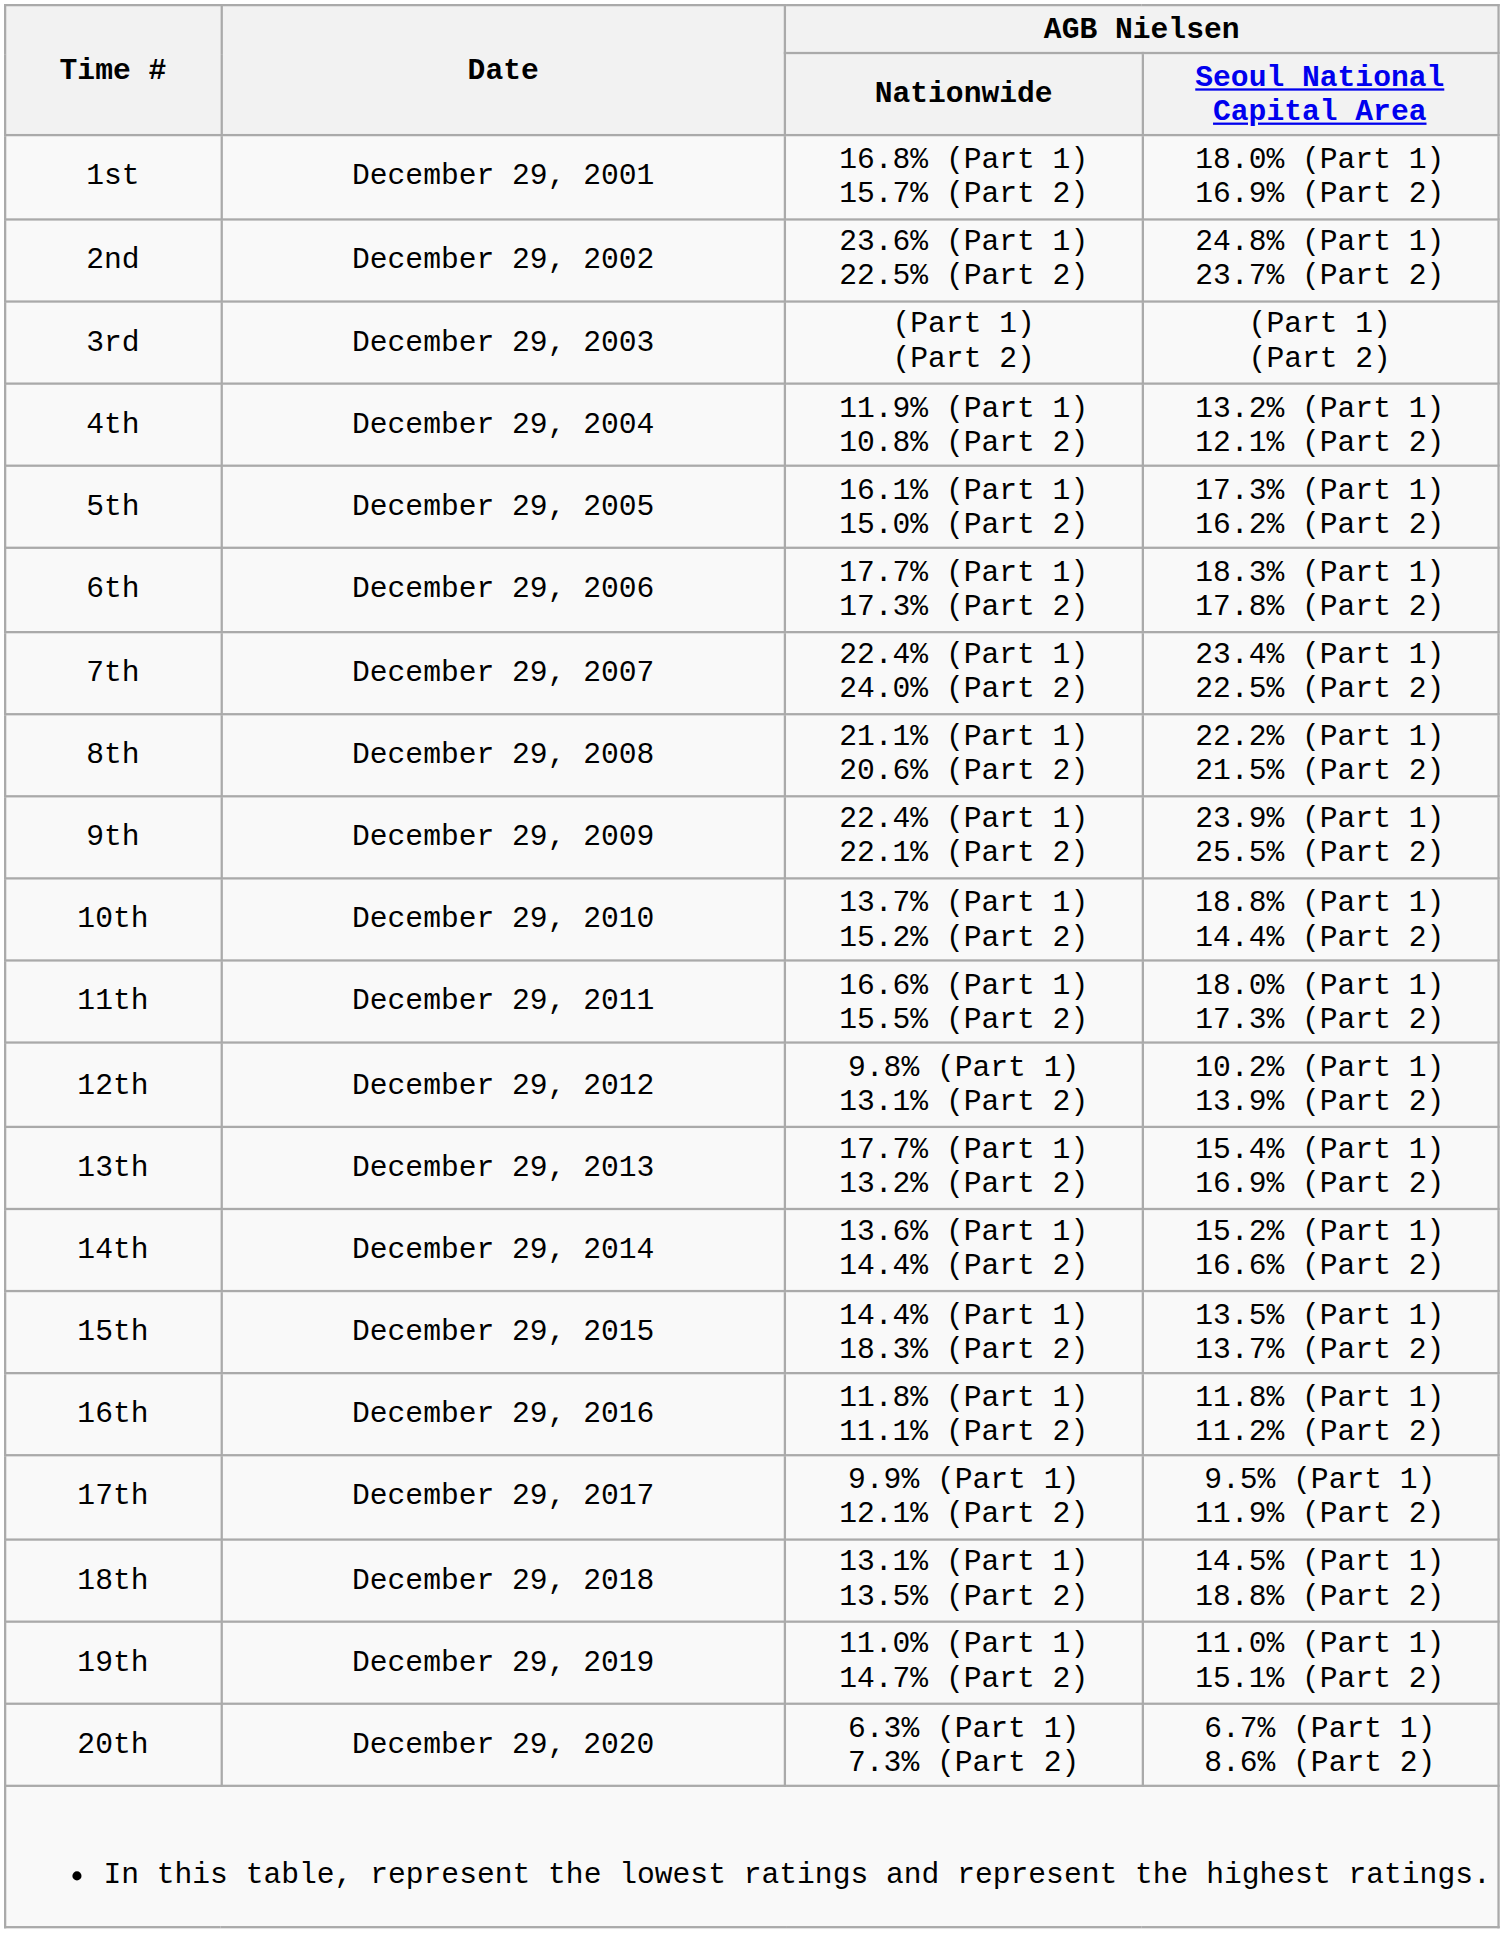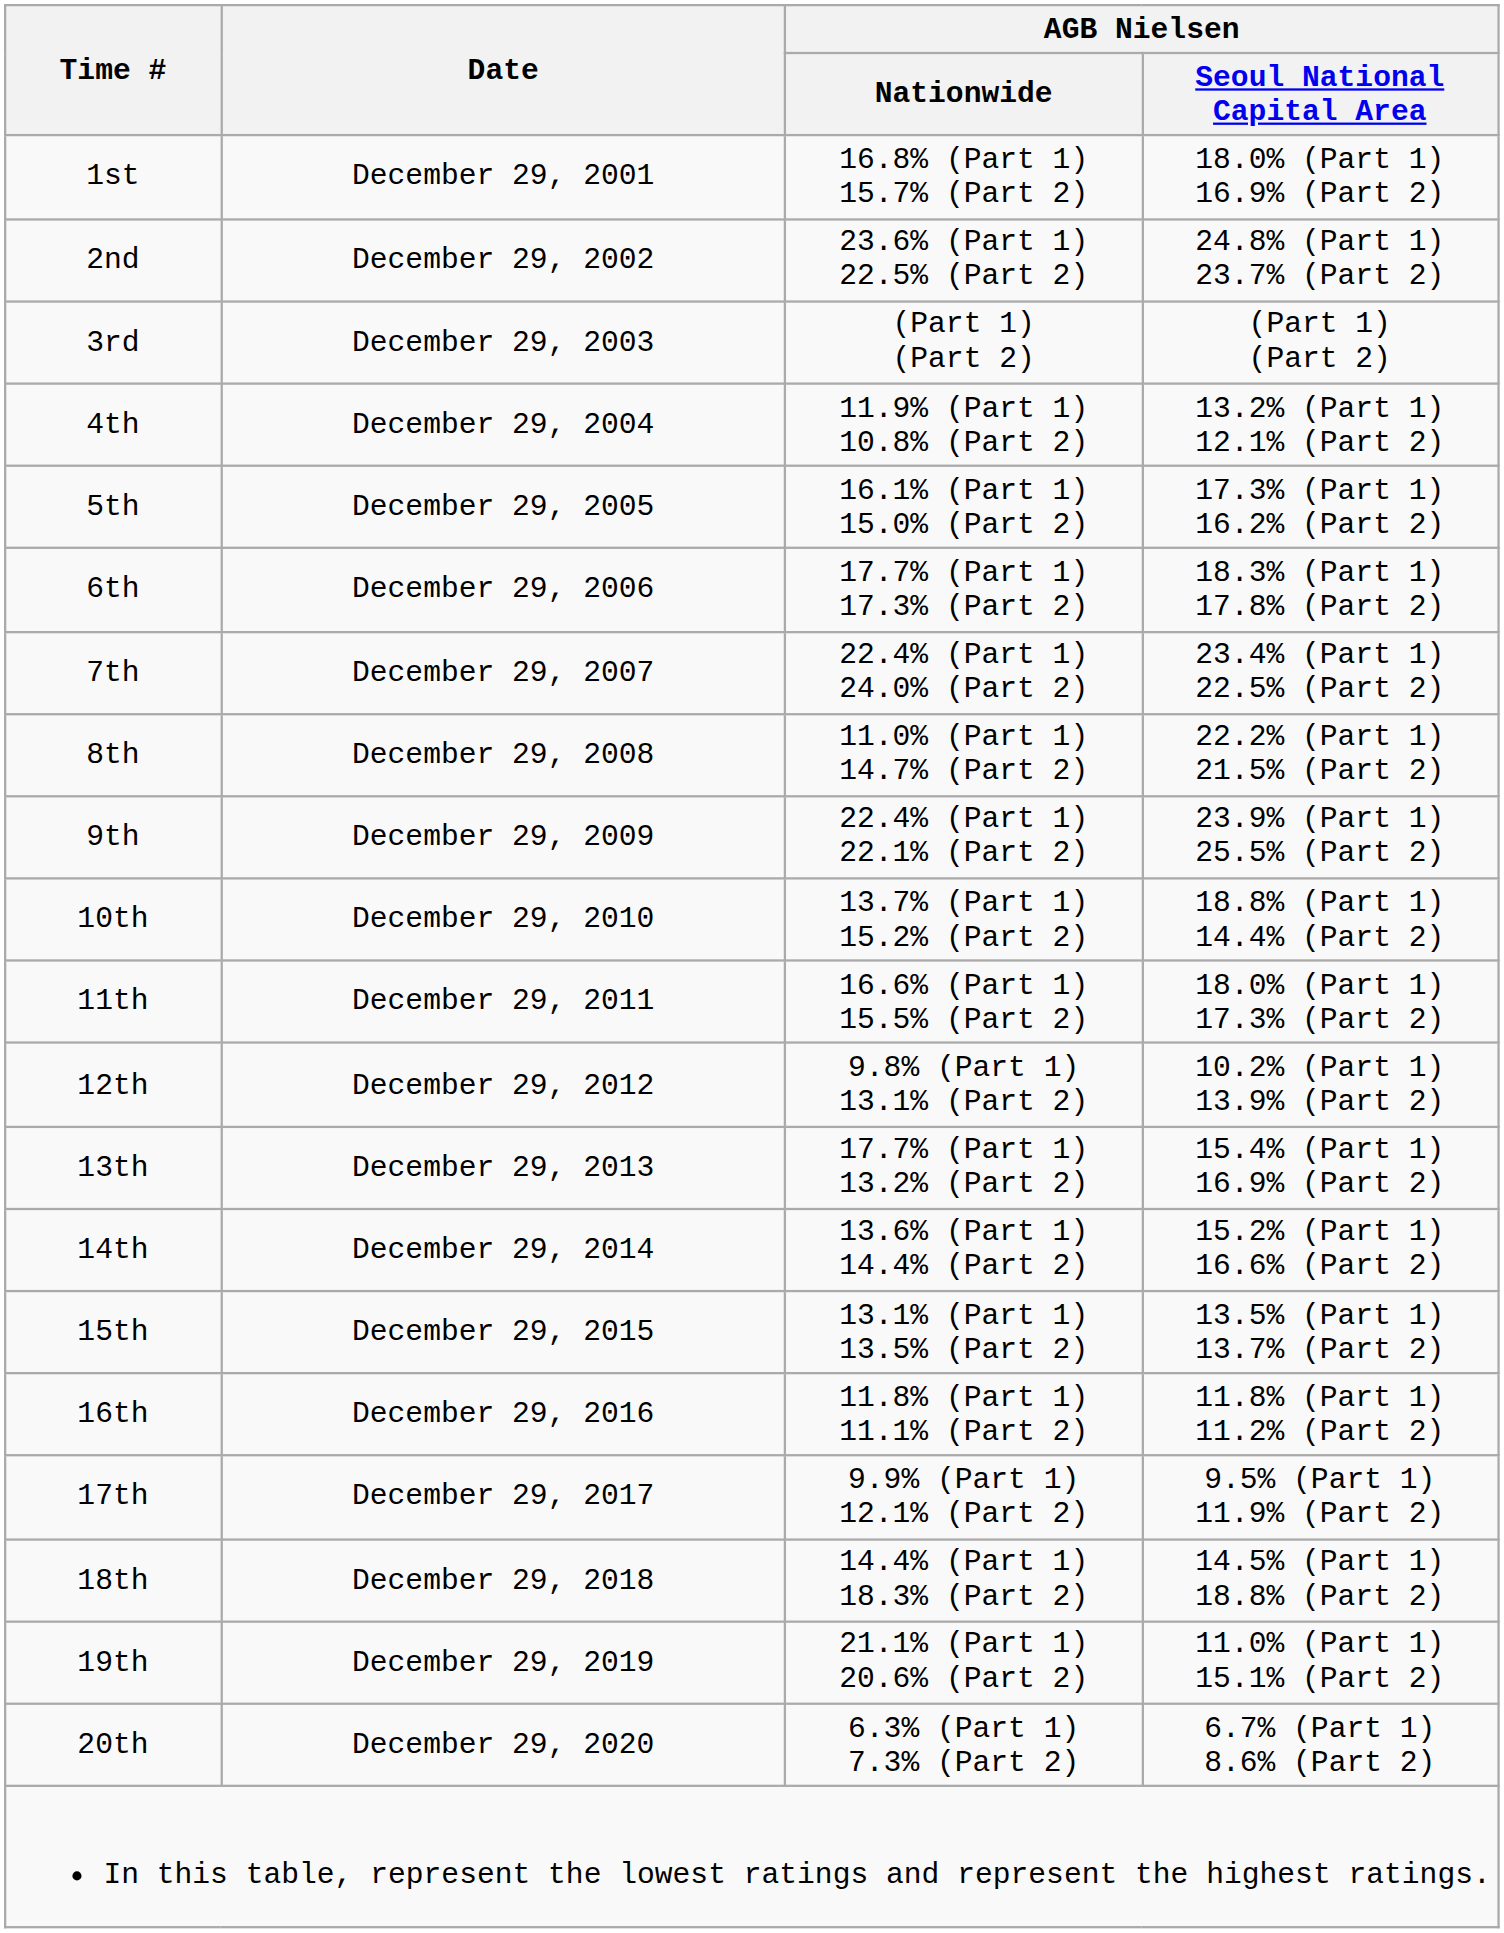(964, 755) 21.1% (Part 1) 20.6% (Part 2) -> (964, 755) 11.0% (Part 1) 14.7% (Part 2)
(964, 1332) 14.4% (Part 1) 18.3% (Part 2) -> (964, 1332) 13.1% (Part 1) 13.5% (Part 2)
(964, 1580) 13.1% (Part 1) 13.5% (Part 2) -> (964, 1580) 14.4% (Part 1) 18.3% (Part 2)
(964, 1662) 11.0% (Part 1) 14.7% (Part 2) -> (964, 1662) 21.1% (Part 1) 20.6% (Part 2)
